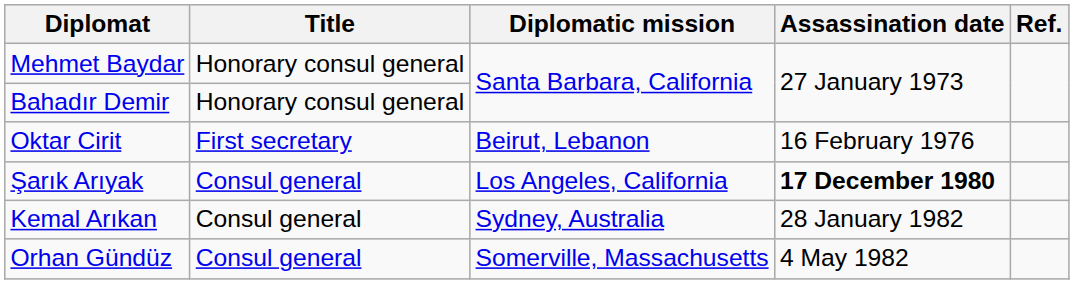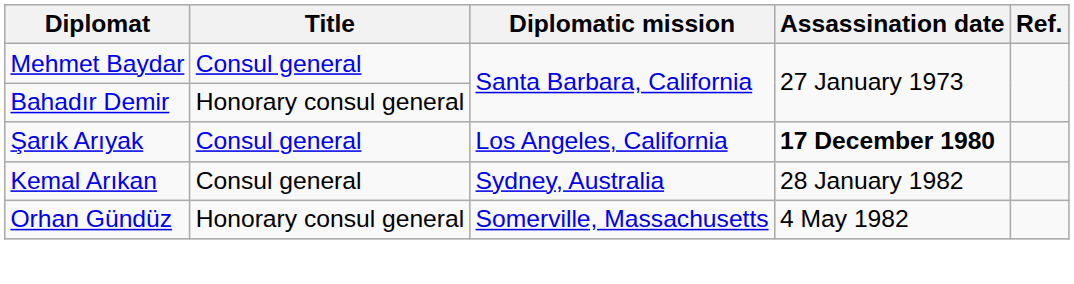(330, 63) Honorary consul general -> (279, 63) Consul general
- row: (66, 141)
(279, 258) Consul general -> (330, 219) Honorary consul general
